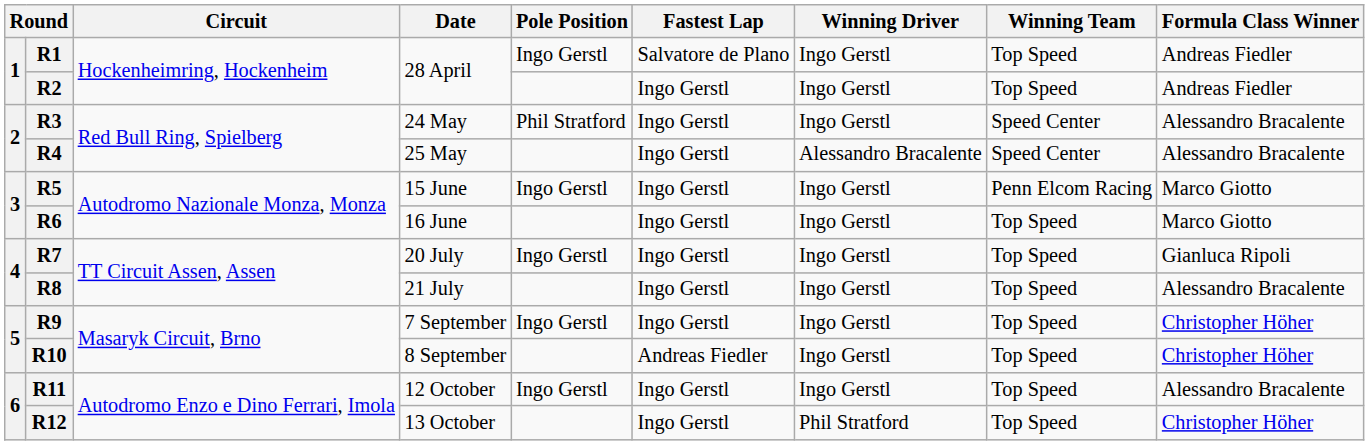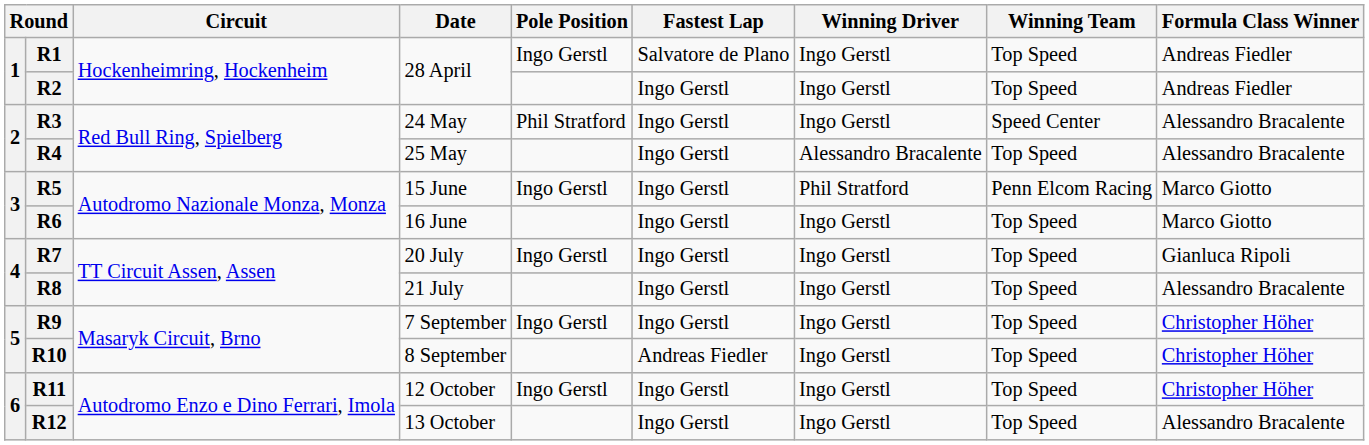(1046, 154) Speed Center -> (1034, 154) Top Speed
(845, 187) Ingo Gerstl -> (854, 187) Phil Stratford
(1253, 388) Alessandro Bracalente -> (1238, 388) Christopher Höher
(854, 421) Phil Stratford -> (845, 421) Ingo Gerstl
(1238, 421) Christopher Höher -> (1253, 421) Alessandro Bracalente
